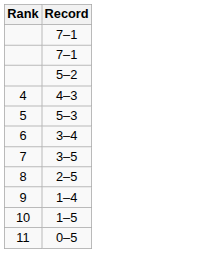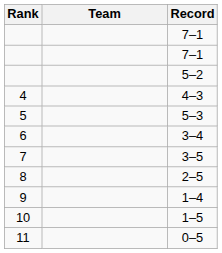+ column: (105, 14)
